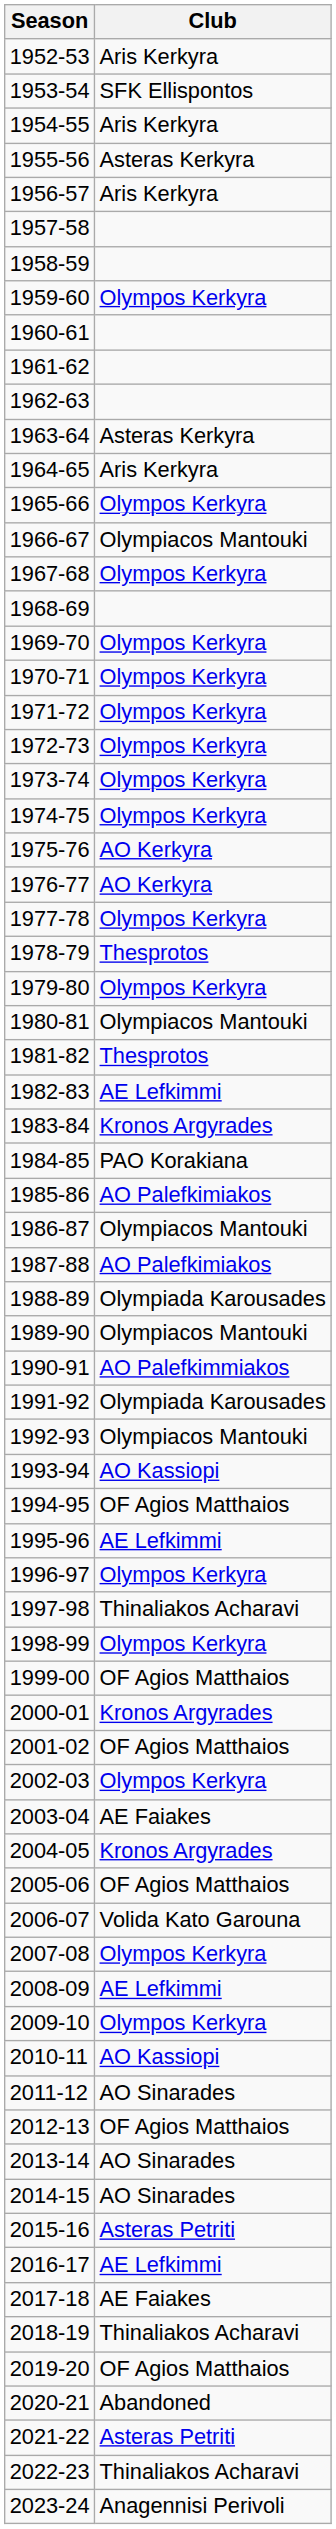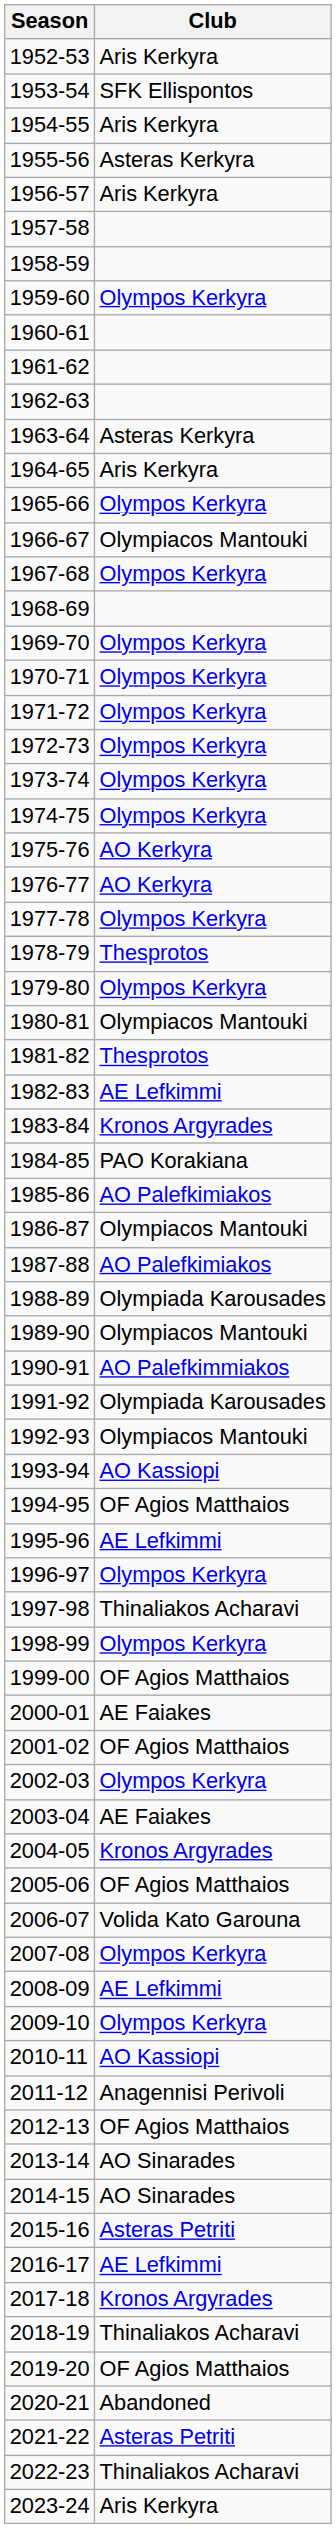(186, 1712) Kronos Argyrades -> (155, 1712) AE Faiakes
(167, 2092) AO Sinarades -> (192, 2092) Anagennisi Perivoli
(155, 2299) AE Faiakes -> (186, 2299) Kronos Argyrades
(192, 2506) Anagennisi Perivoli -> (159, 2506) Aris Kerkyra
